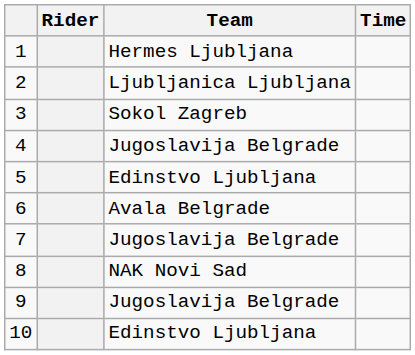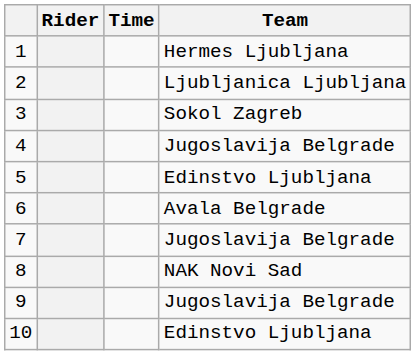columns swapped: (230, 20) <-> (383, 20)
